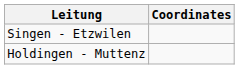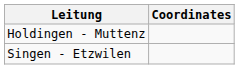rows swapped: (76, 54) <-> (69, 34)
